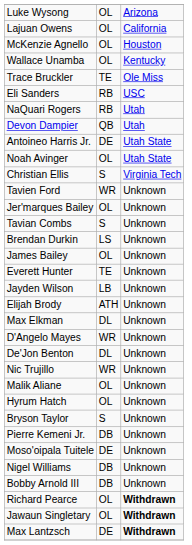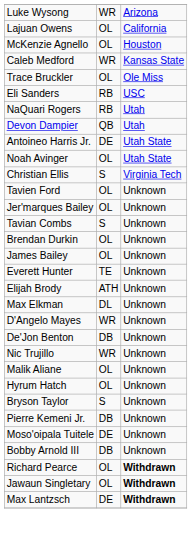(106, 12) OL -> (107, 12) WR
+ row: (40, 61)
- row: (45, 61)
(105, 77) TE -> (106, 77) OL
(107, 191) WR -> (106, 191) OL
(105, 239) LS -> (106, 239) OL
- row: (40, 288)
(105, 353) DL -> (106, 337) DB
- row: (39, 467)
